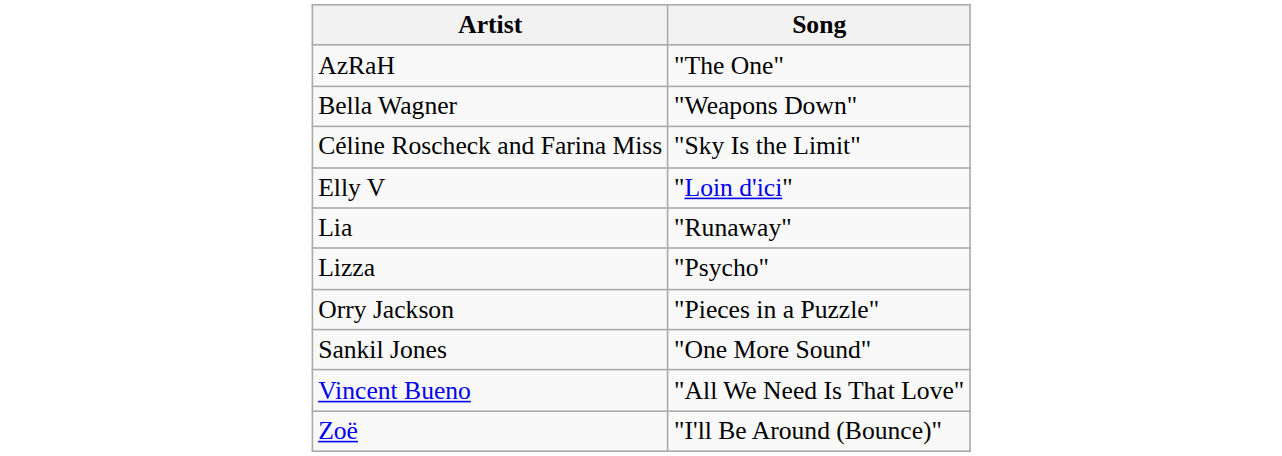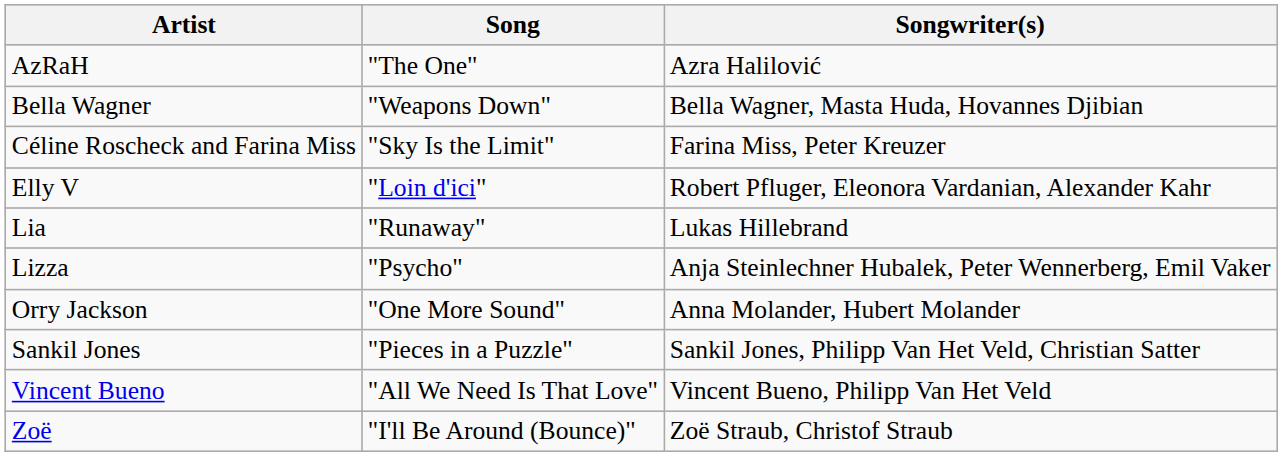+ column: (970, 24)
(777, 308) "Pieces in a Puzzle" -> (466, 308) "One More Sound"
(773, 349) "One More Sound" -> (470, 349) "Pieces in a Puzzle"
